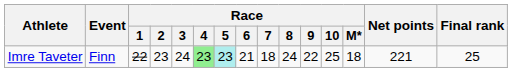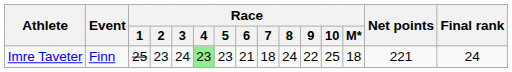(140, 57) 22 -> (140, 57) 25
(225, 57) paleturquoise background -> (225, 57) no background
(472, 57) 25 -> (472, 57) 24
